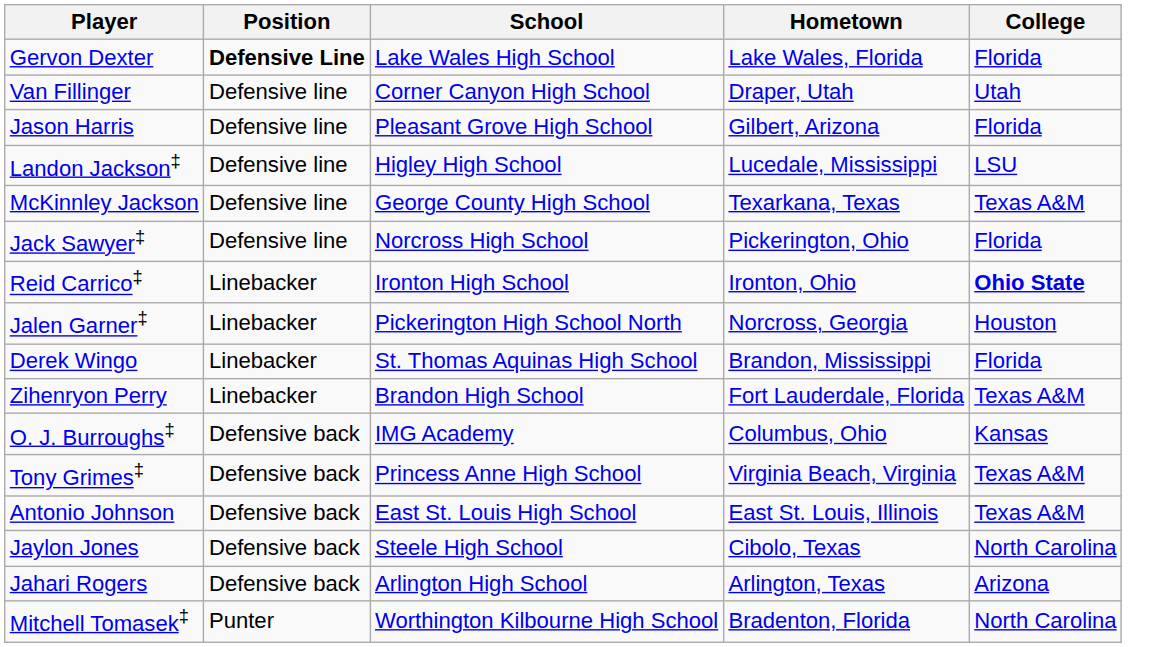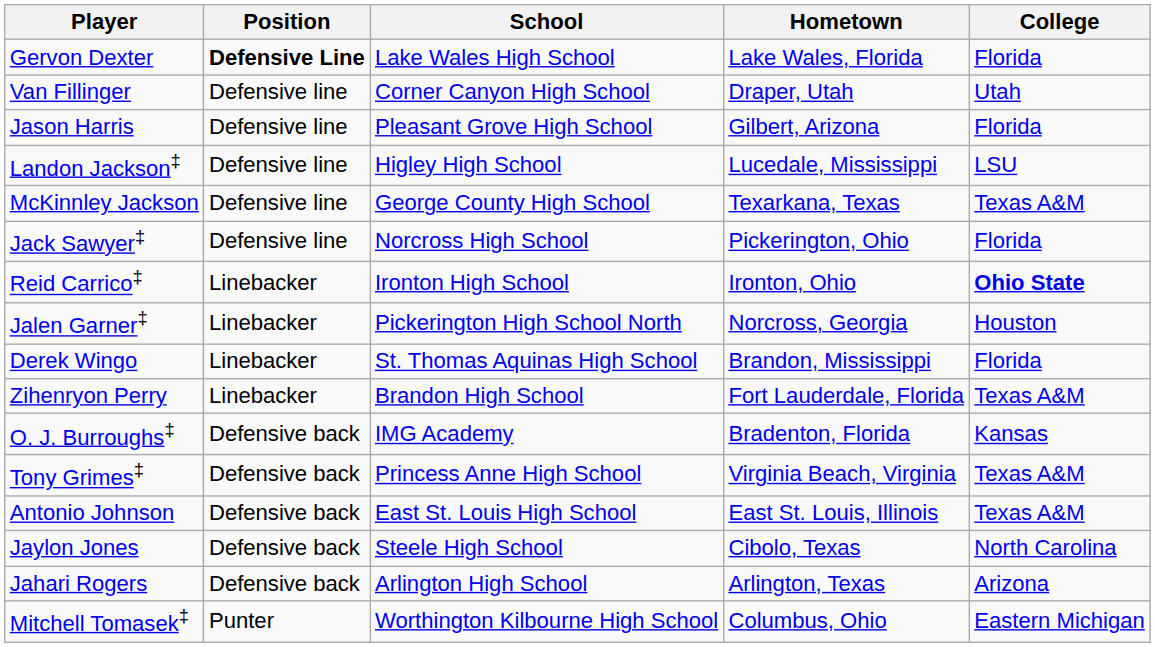(808, 434) Columbus, Ohio -> (819, 434) Bradenton, Florida
(819, 621) Bradenton, Florida -> (808, 621) Columbus, Ohio
(1045, 621) North Carolina -> (1060, 621) Eastern Michigan
